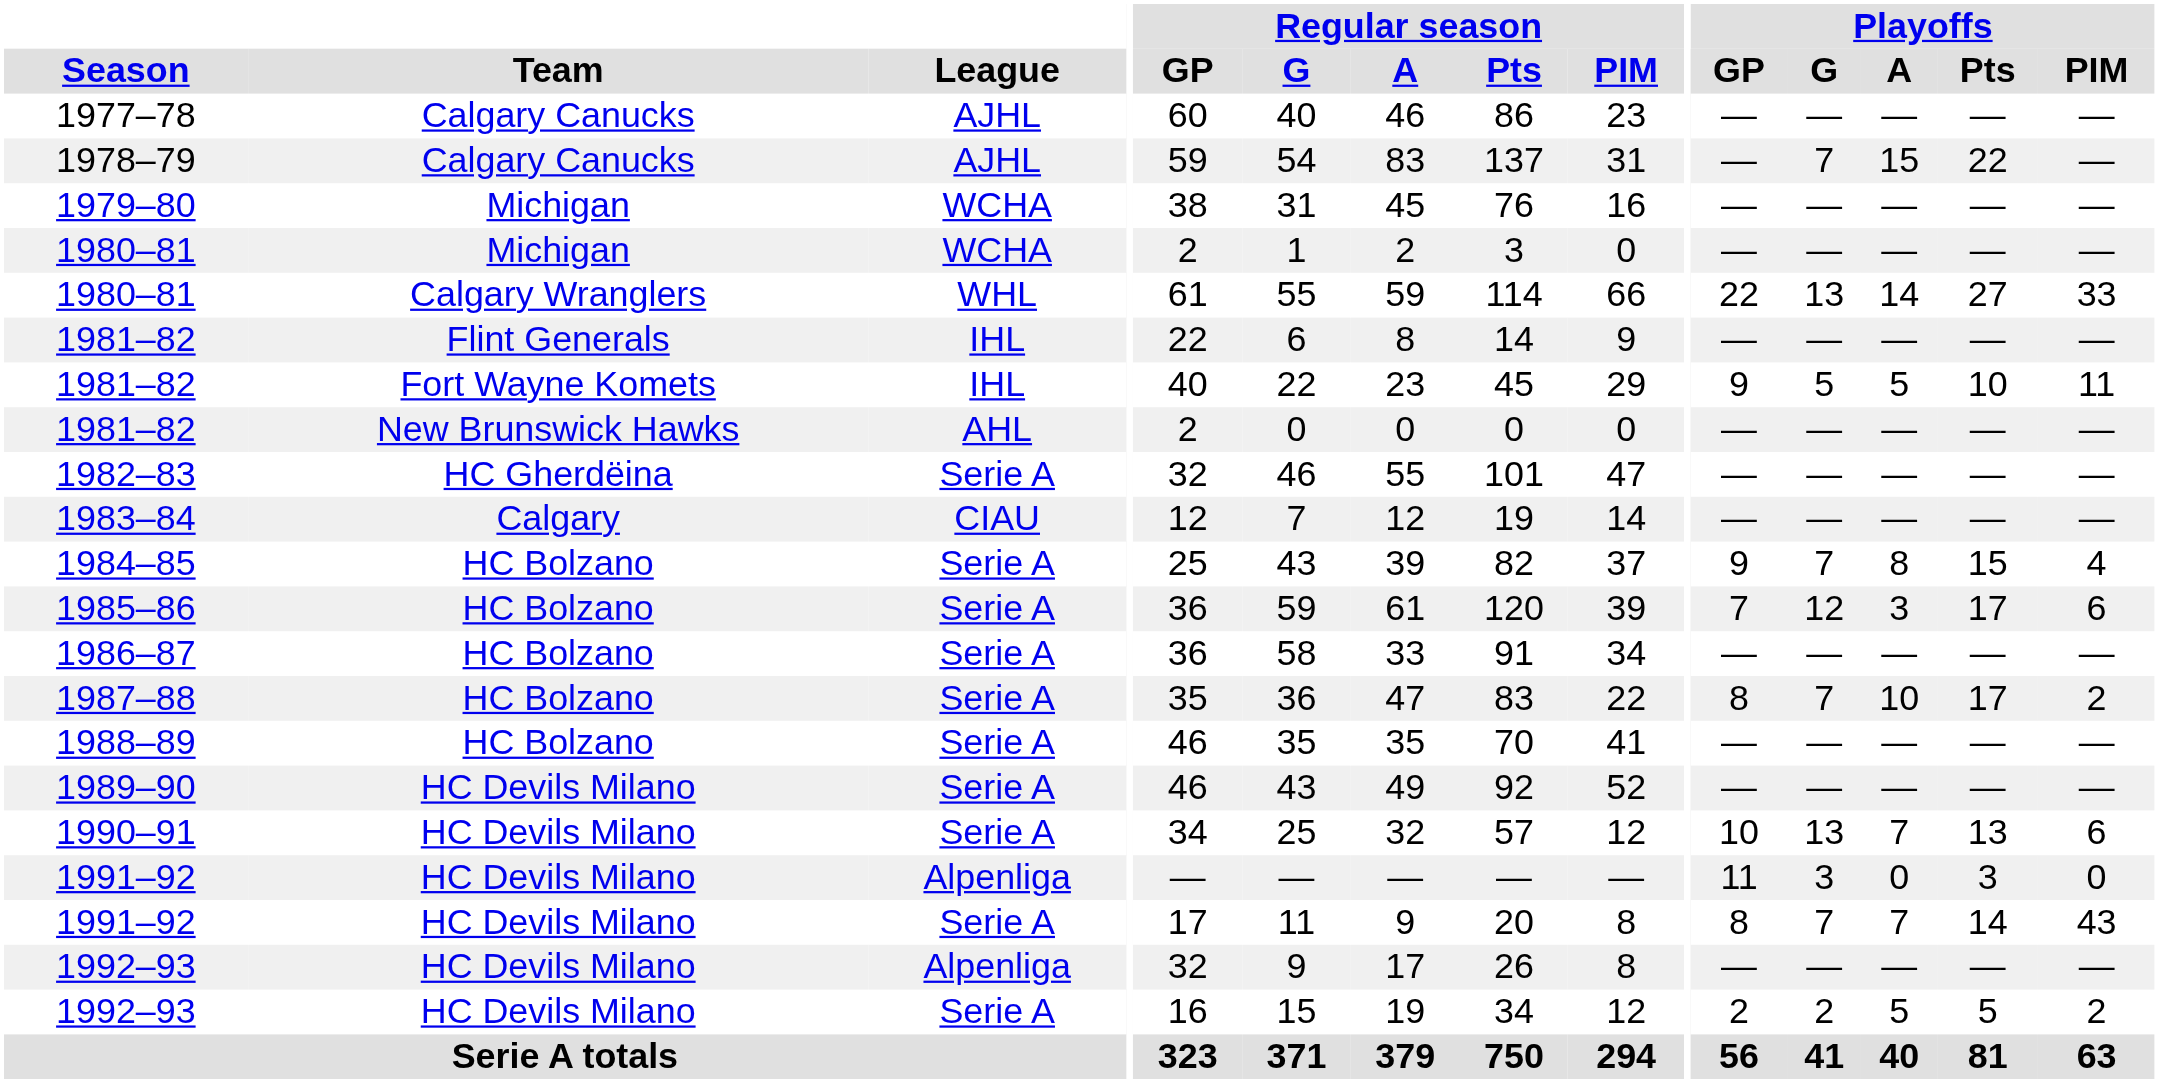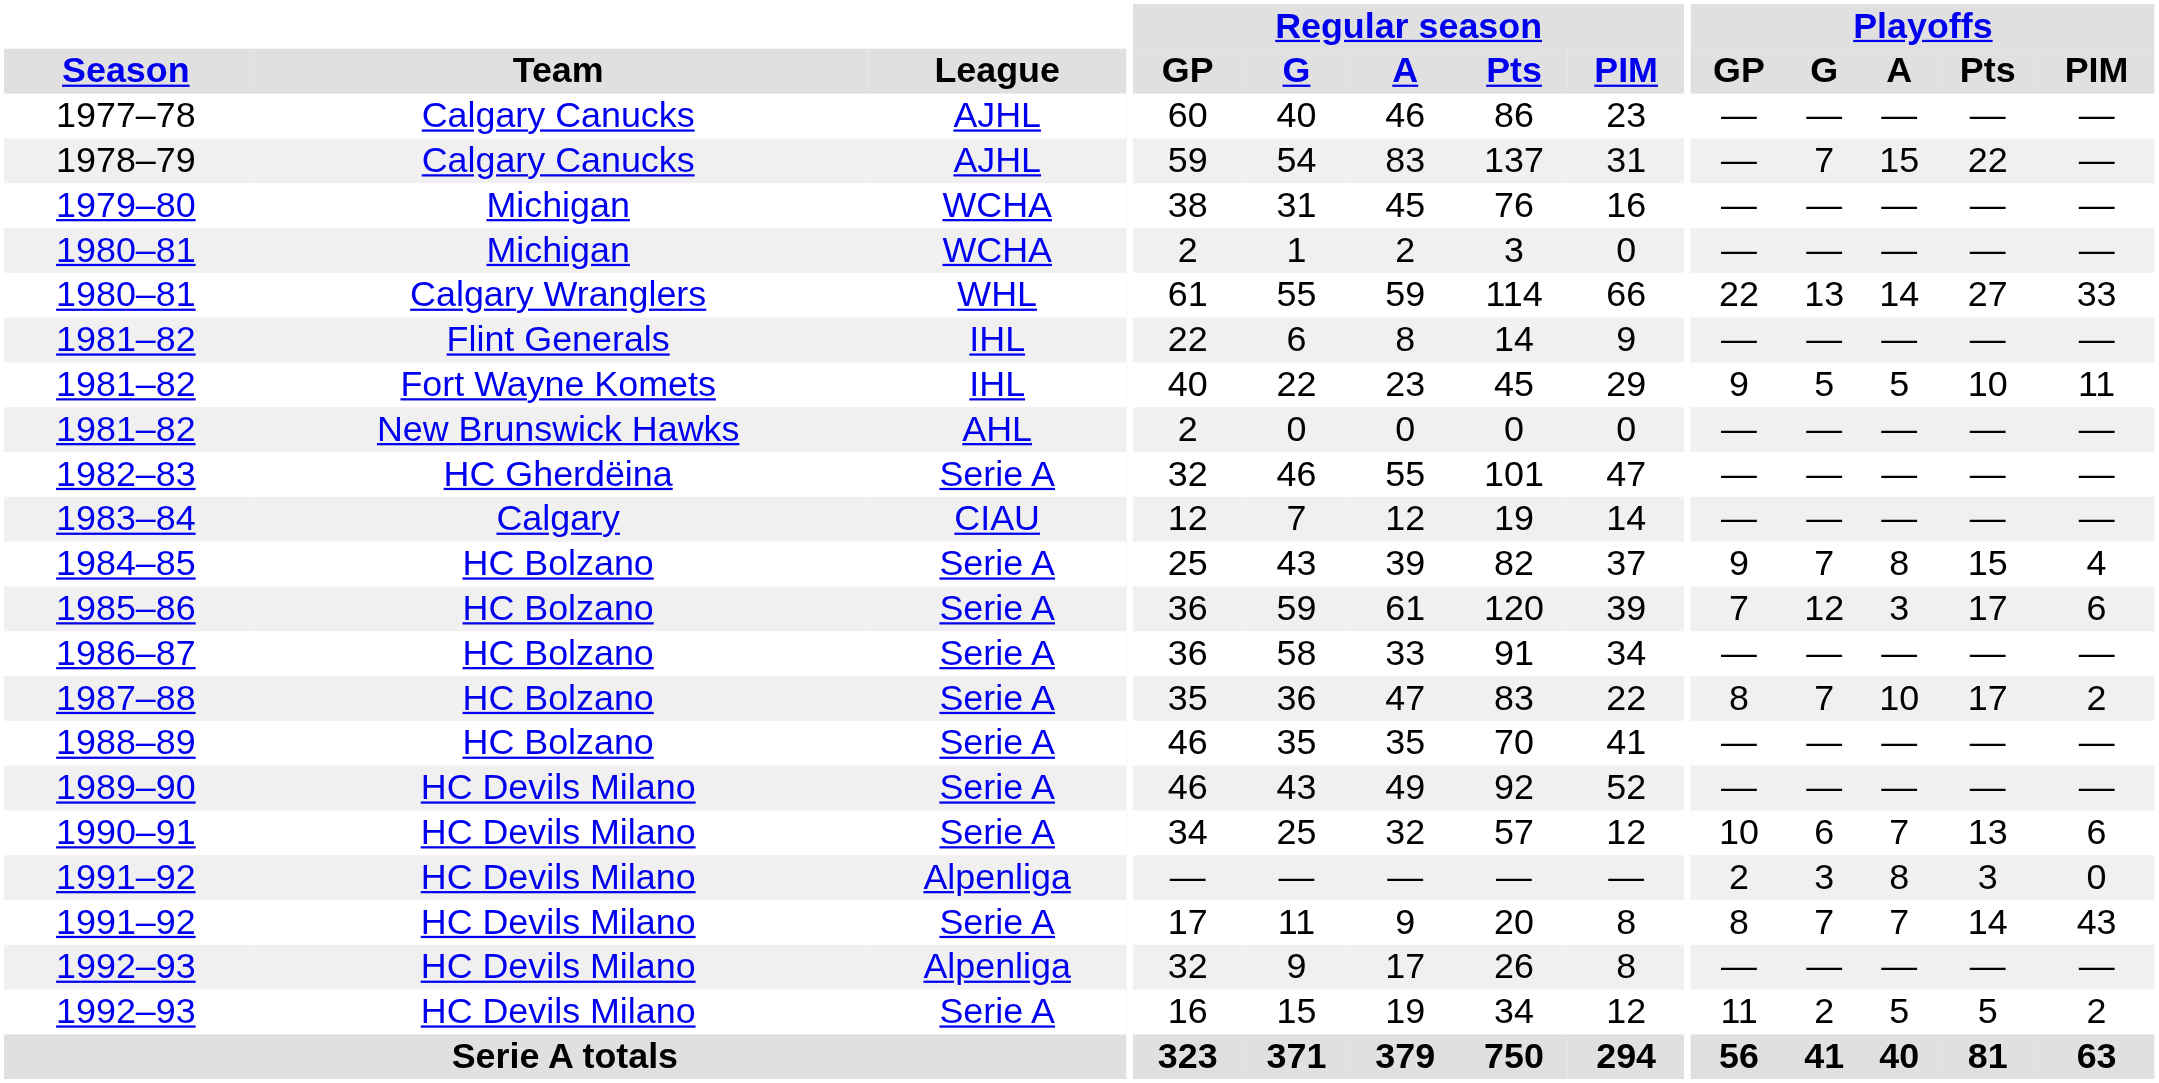(1824, 832) 13 -> (1824, 832) 6
(1739, 876) 11 -> (1739, 876) 2
(1899, 876) 0 -> (1899, 876) 8
(1739, 1011) 2 -> (1739, 1011) 11
